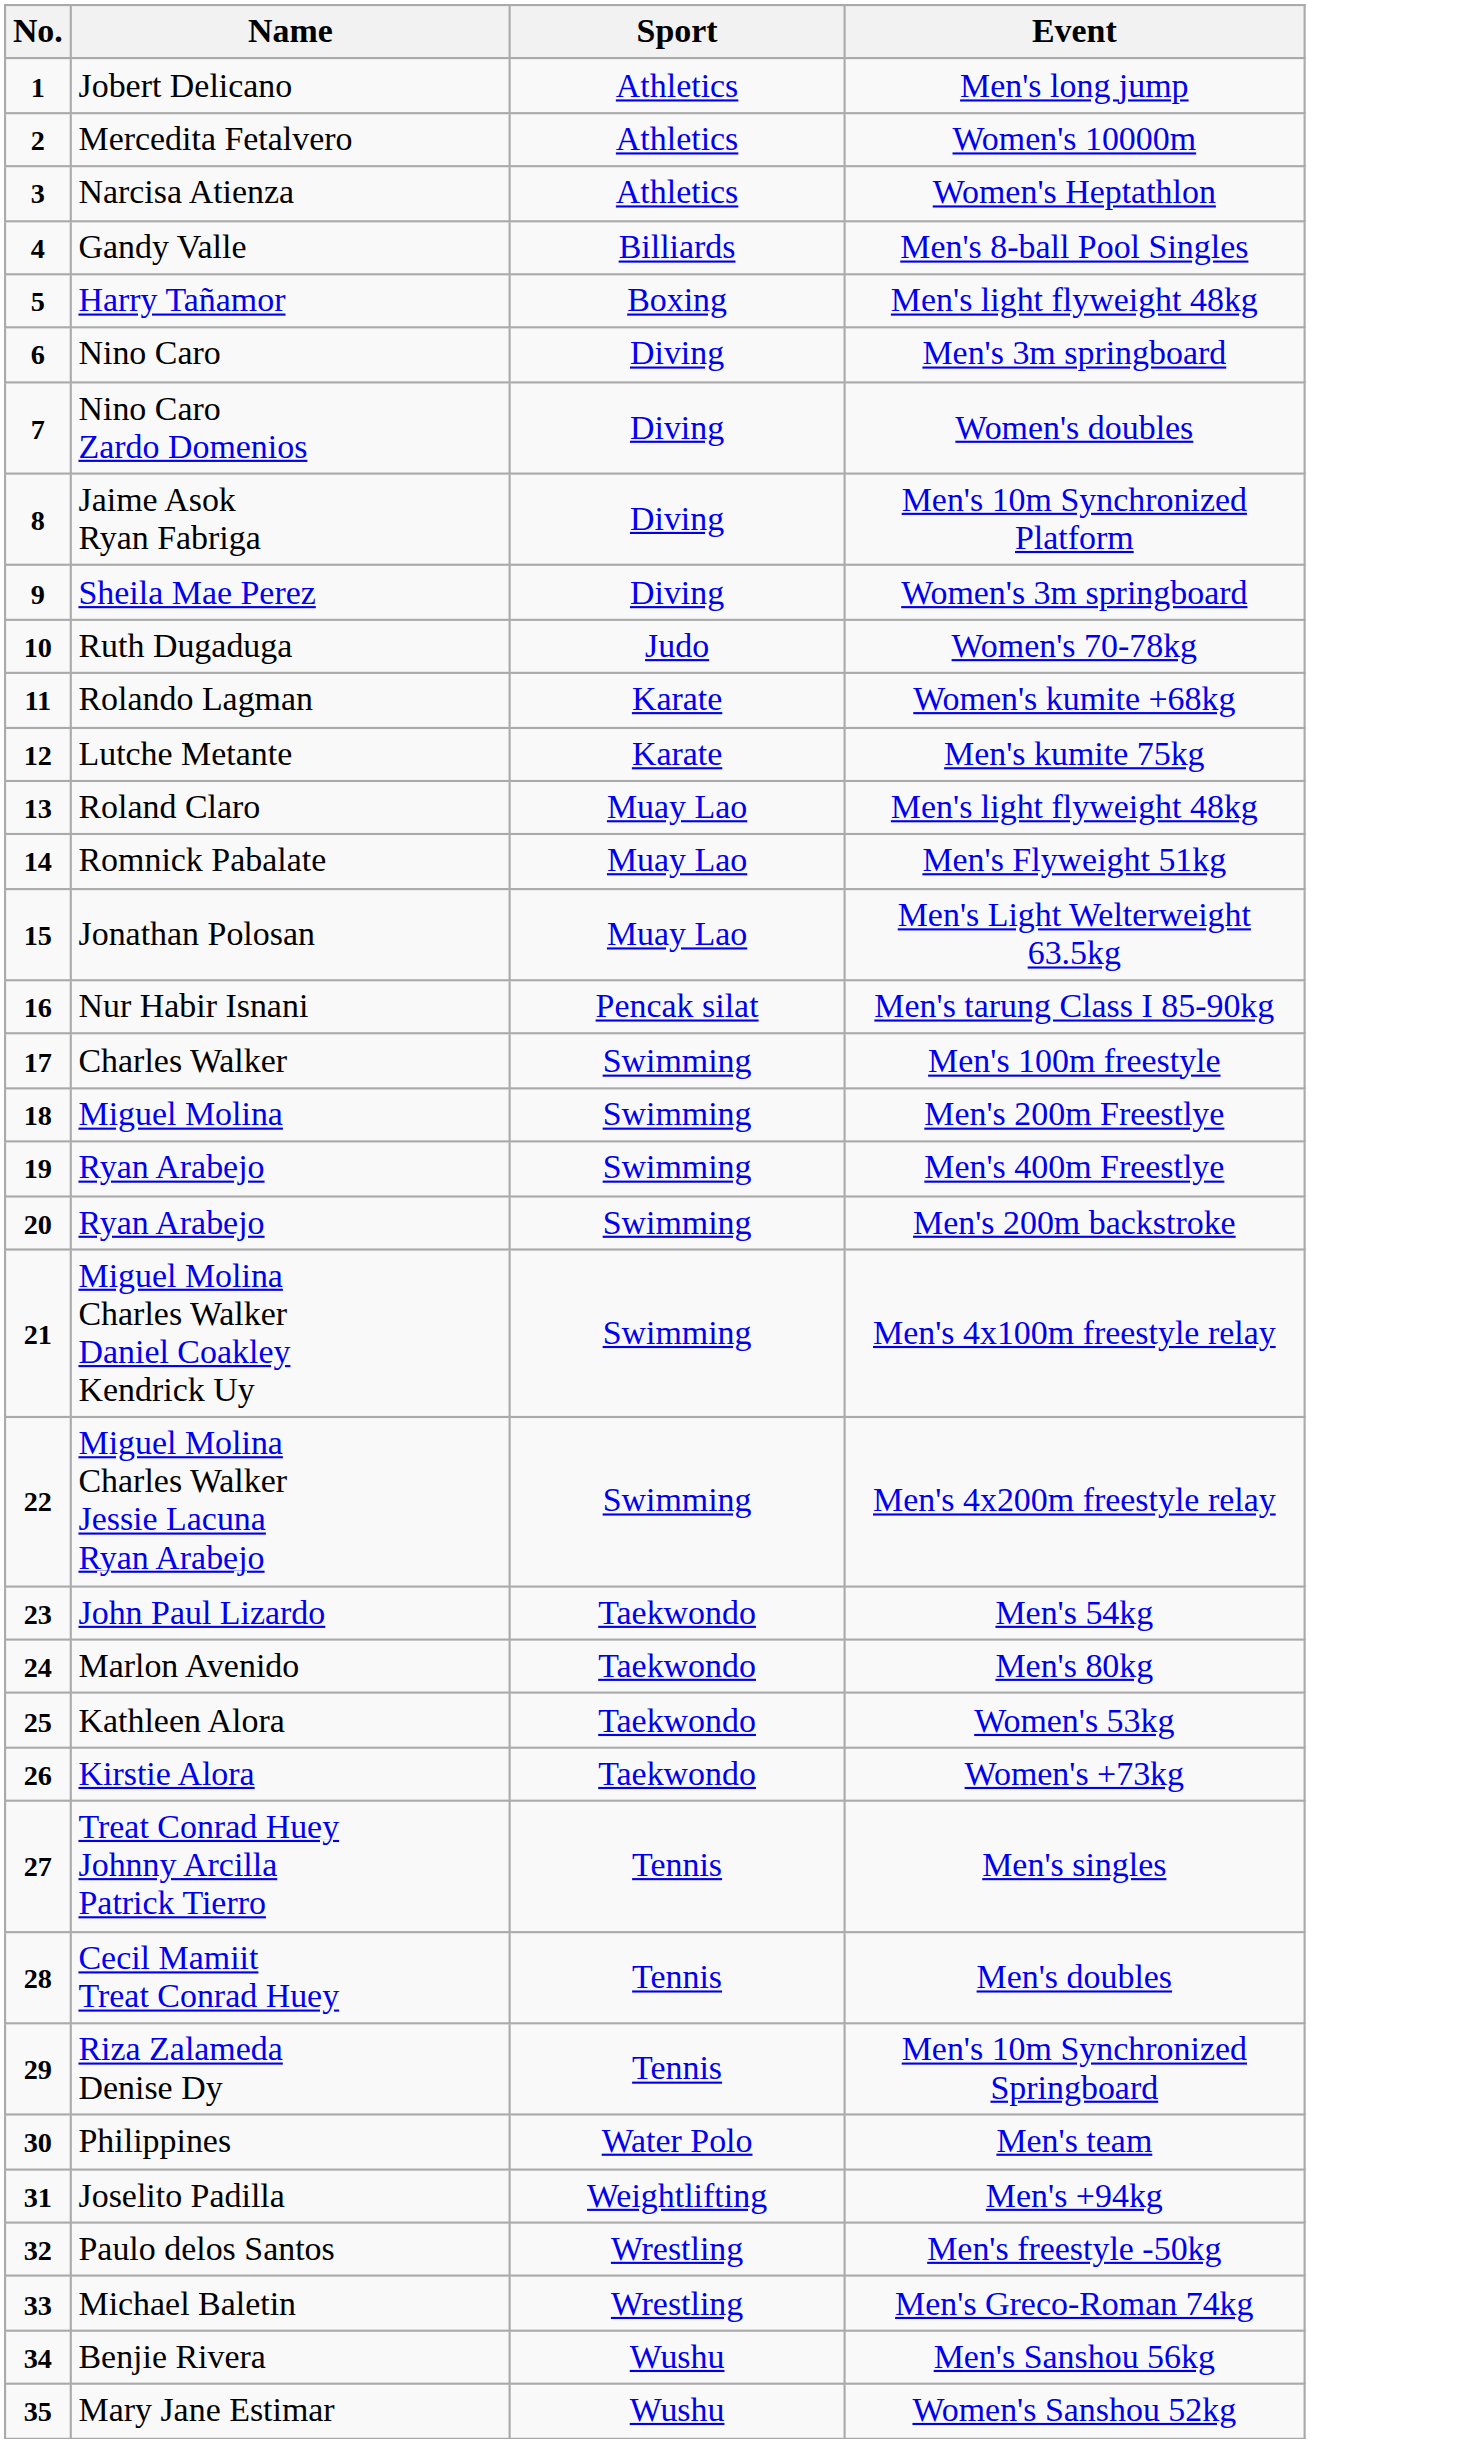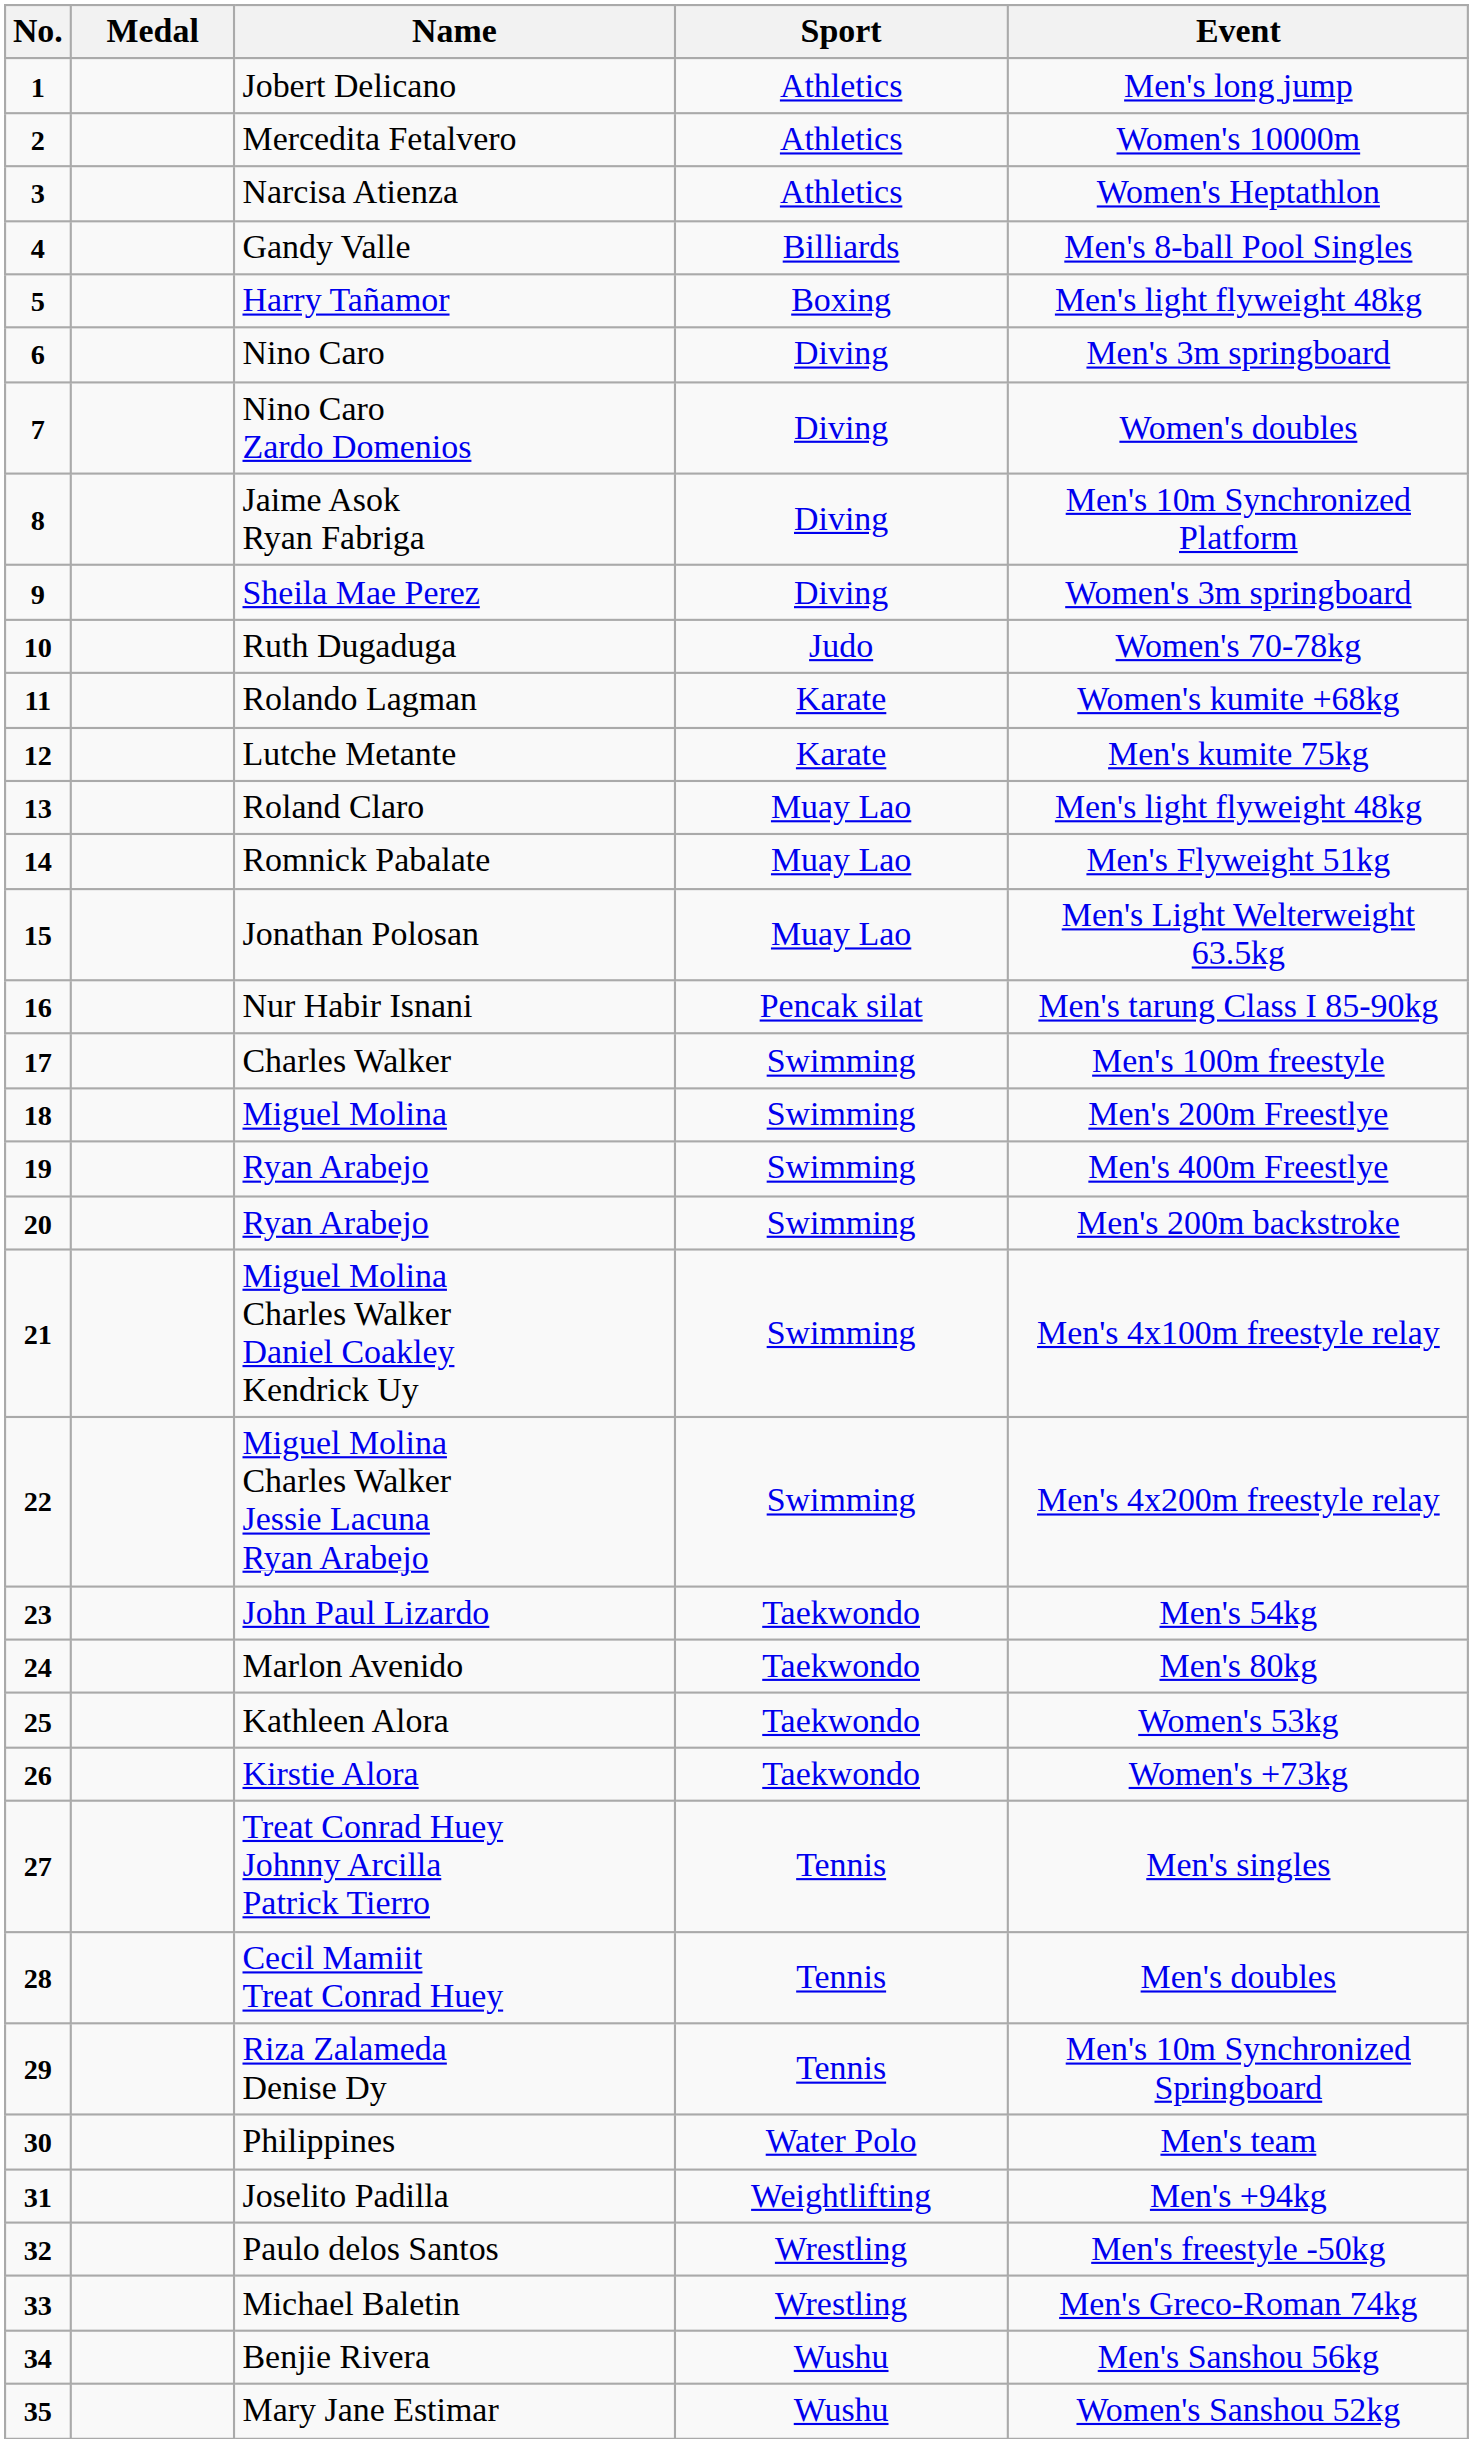+ column: (153, 31)
